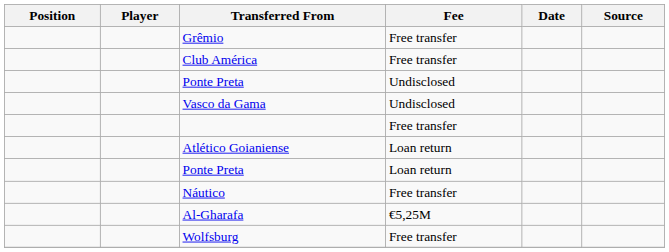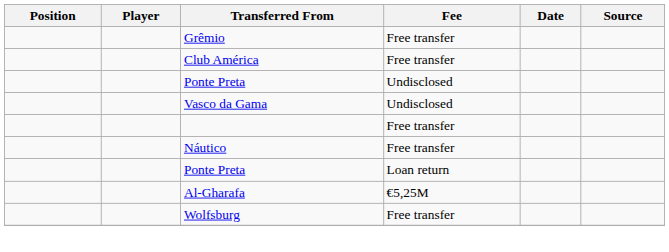- row: (236, 148)
rows swapped: (213, 170) <-> (204, 192)
